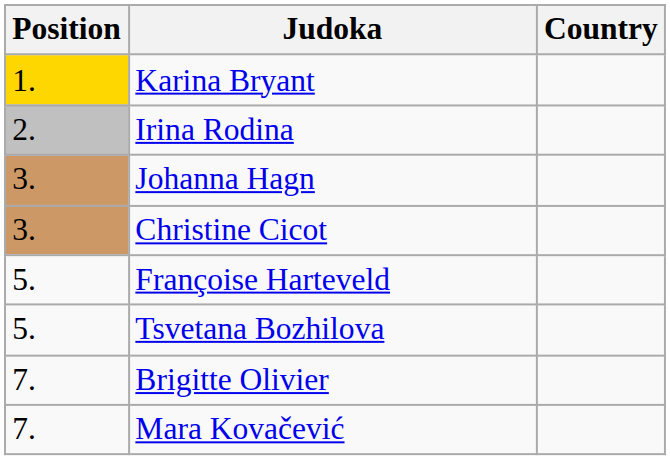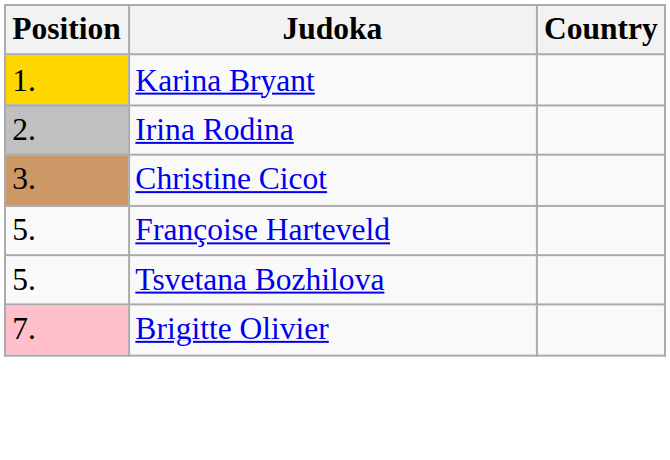- row: (225, 179)
(24, 379) no background -> (24, 329) pink background
- row: (240, 429)
